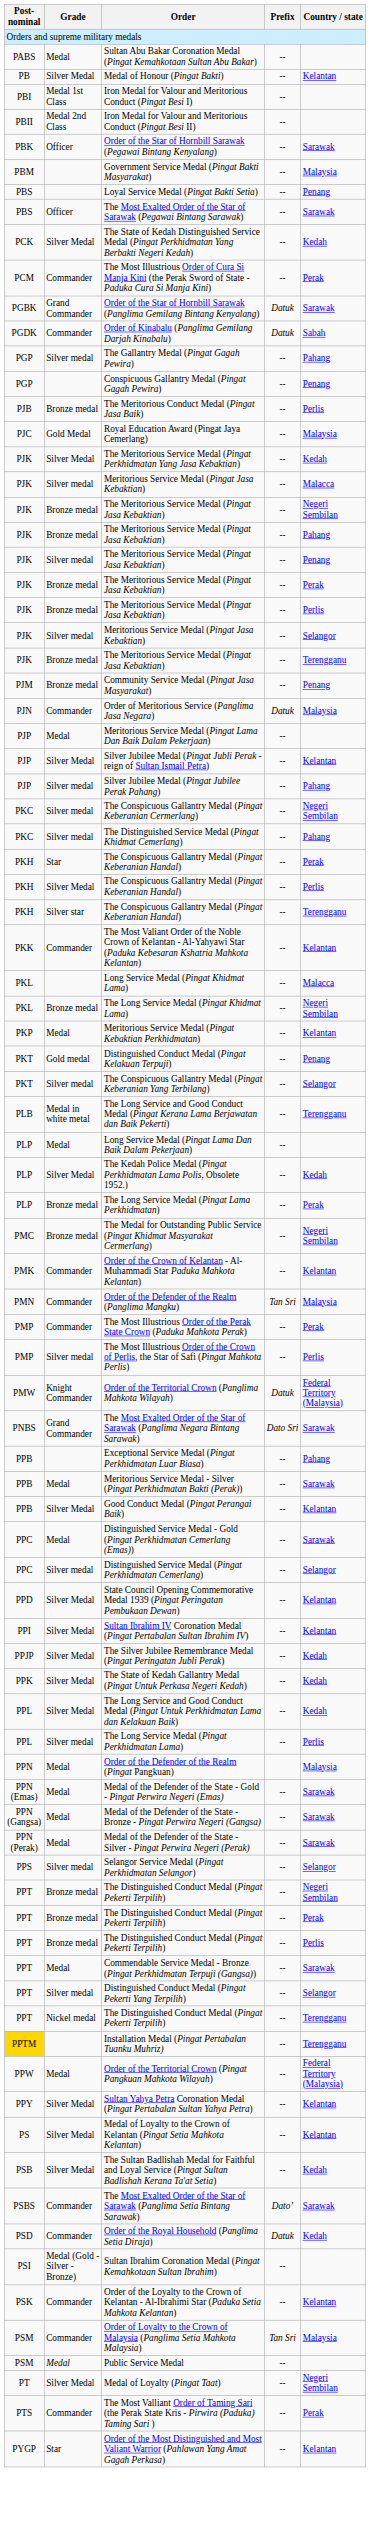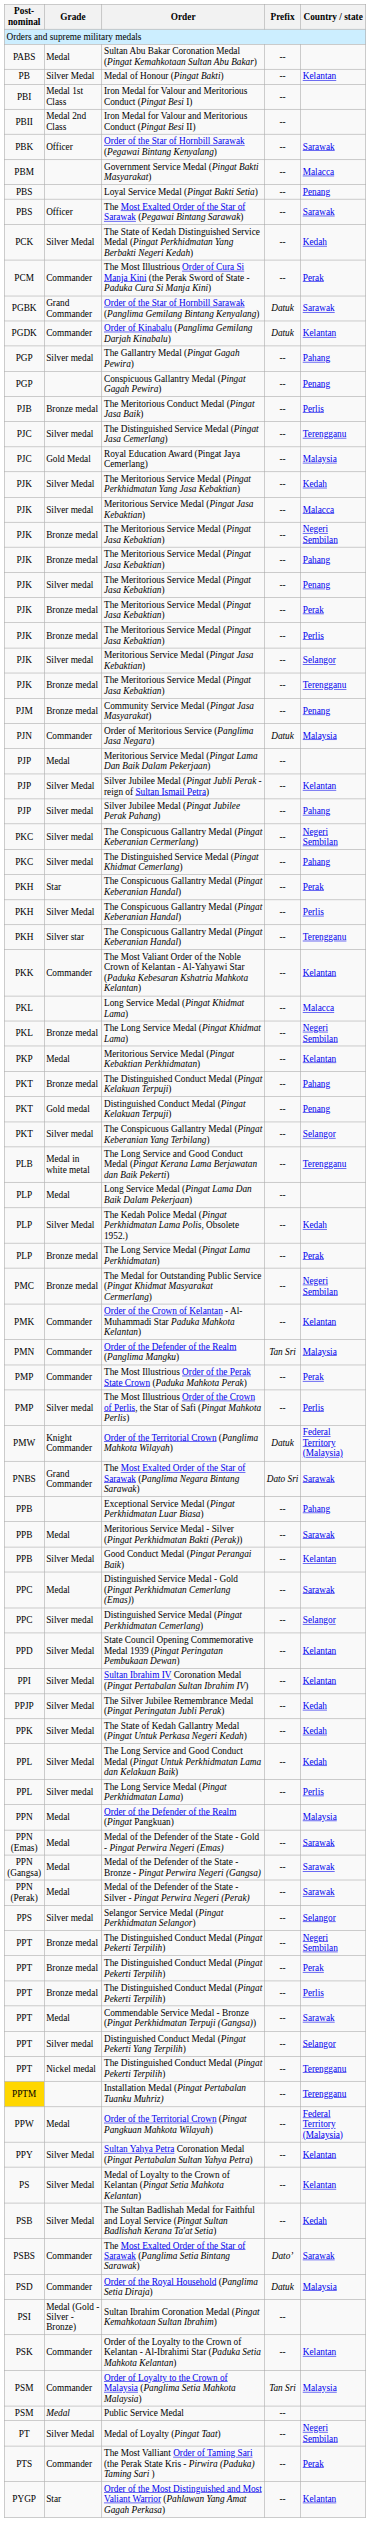(320, 172) Malaysia -> (318, 172) Malacca
(314, 333) Sabah -> (319, 333) Kelantan
+ row: (70, 434)
+ row: (72, 1084)
(315, 2236) Kedah -> (320, 2286) Malaysia
